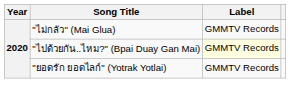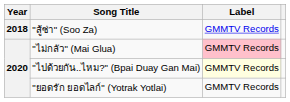+ row: (65, 29)
(242, 29) no background -> (242, 48) pink background
